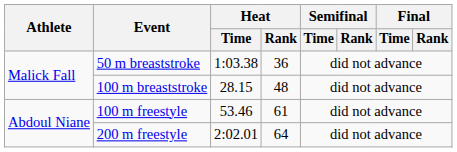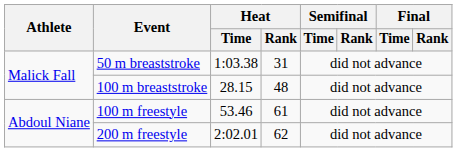(281, 63) 36 -> (281, 63) 31
(281, 135) 64 -> (281, 135) 62
